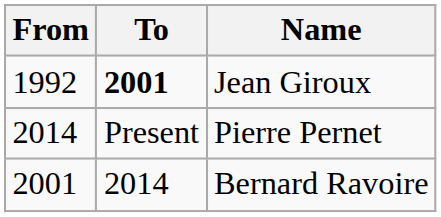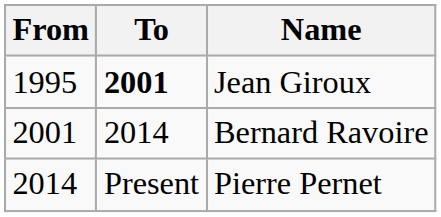(45, 81) 1992 -> (45, 81) 1995
rows swapped: (321, 183) <-> (298, 132)
